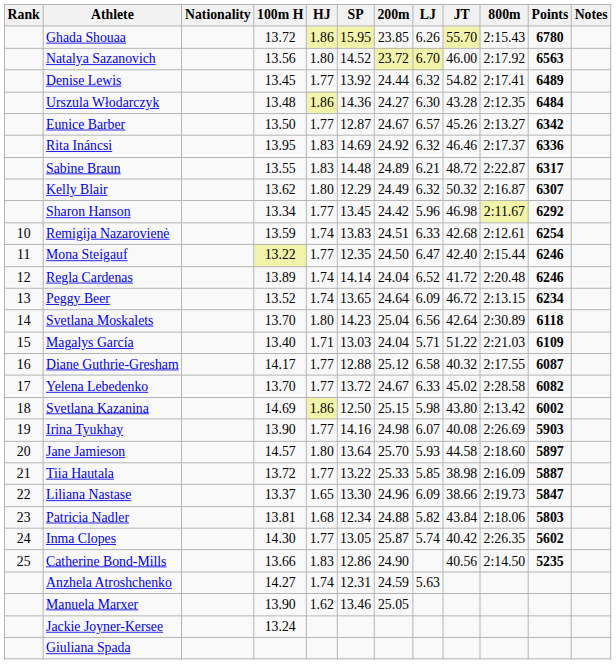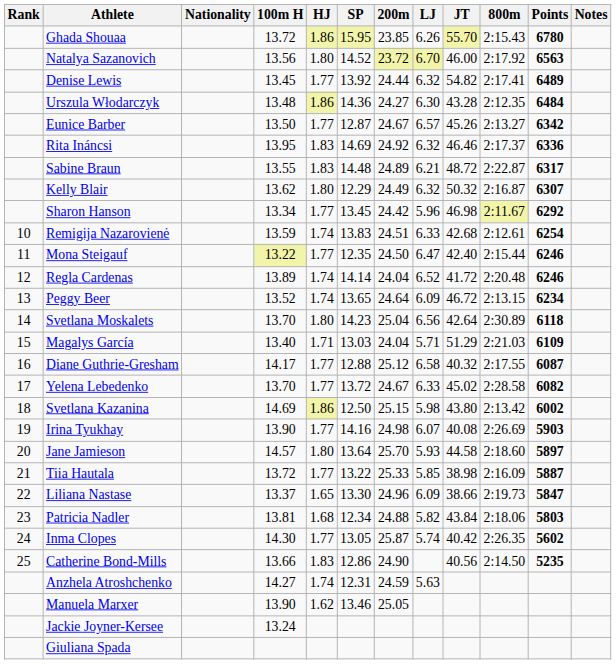(462, 342) 51.22 -> (462, 342) 51.29
